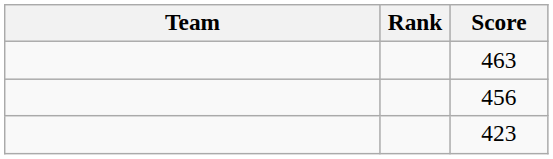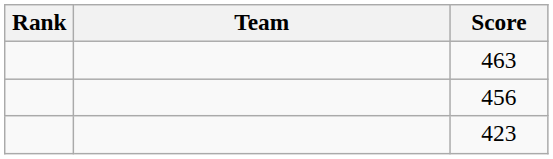columns swapped: (415, 23) <-> (193, 23)
